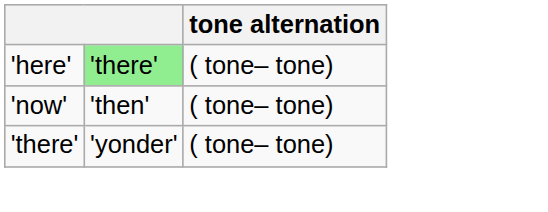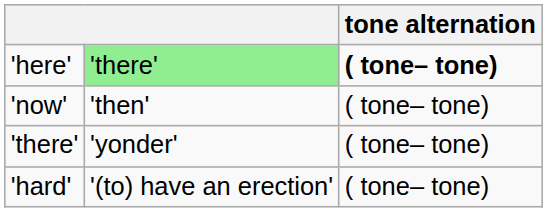(261, 65) normal -> (421, 65) bold
+ row: (41, 186)
